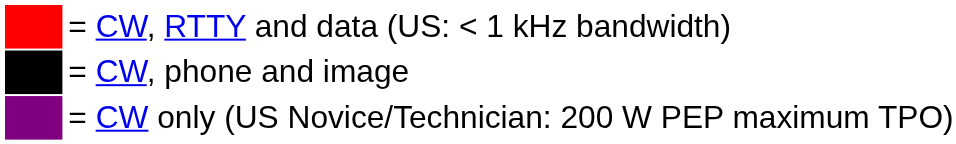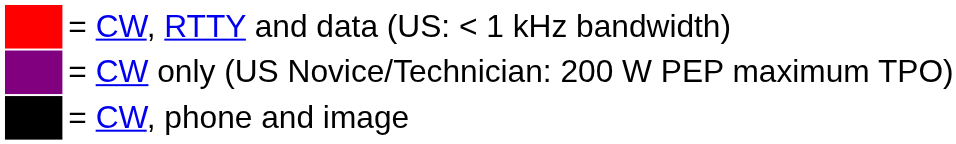rows swapped: (239, 71) <-> (511, 117)
